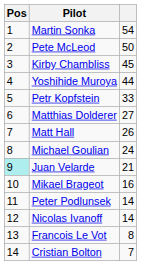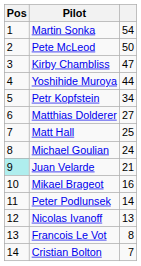(128, 64) 45 -> (128, 64) 47
(128, 99) 33 -> (128, 99) 34
(128, 133) 26 -> (128, 133) 25
(128, 218) 14 -> (128, 218) 13
